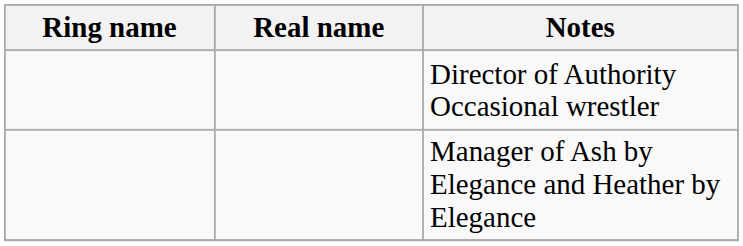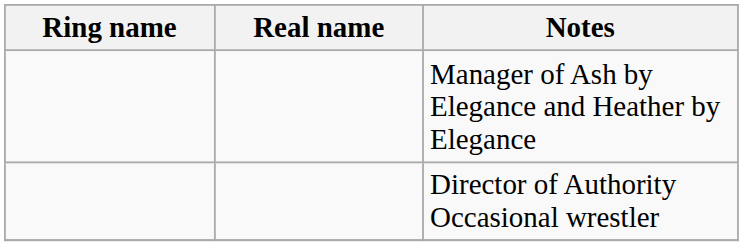rows swapped: (575, 184) <-> (553, 89)
